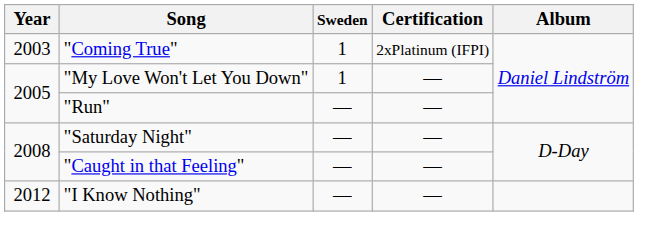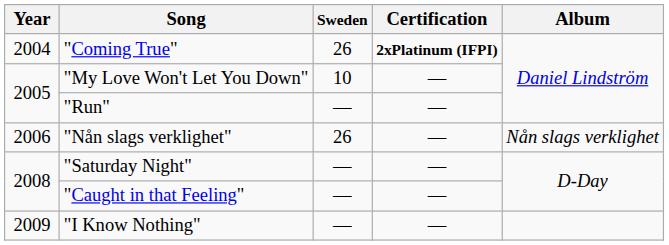(32, 48) 2003 -> (32, 48) 2004
(342, 48) 1 -> (342, 48) 26
(433, 49) normal -> (437, 48) bold
(342, 78) 1 -> (342, 78) 10
+ row: (148, 136)
(32, 195) 2012 -> (32, 225) 2009
